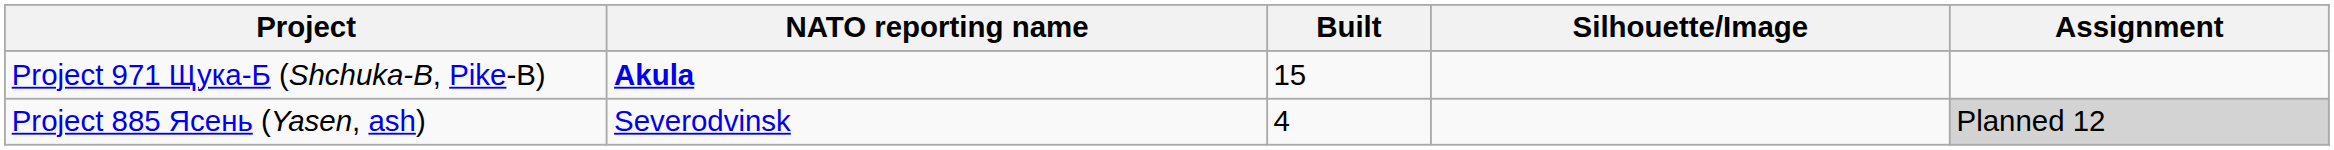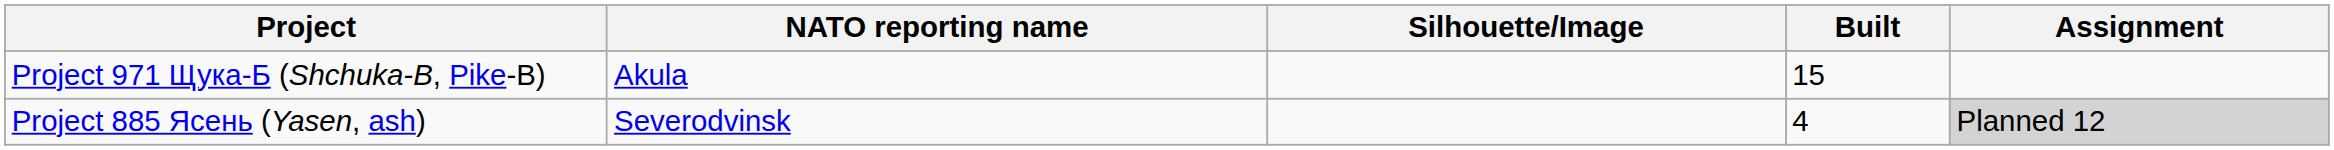columns swapped: (1690, 27) <-> (1349, 27)
(654, 74) bold -> (651, 74) normal
